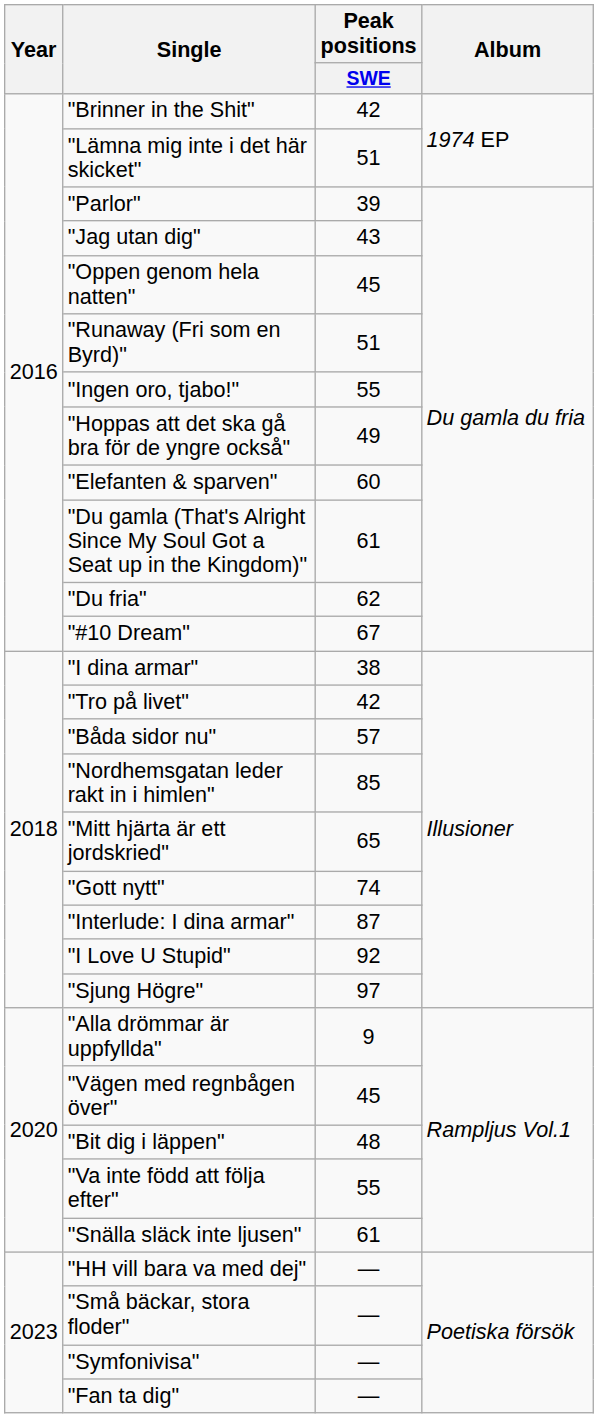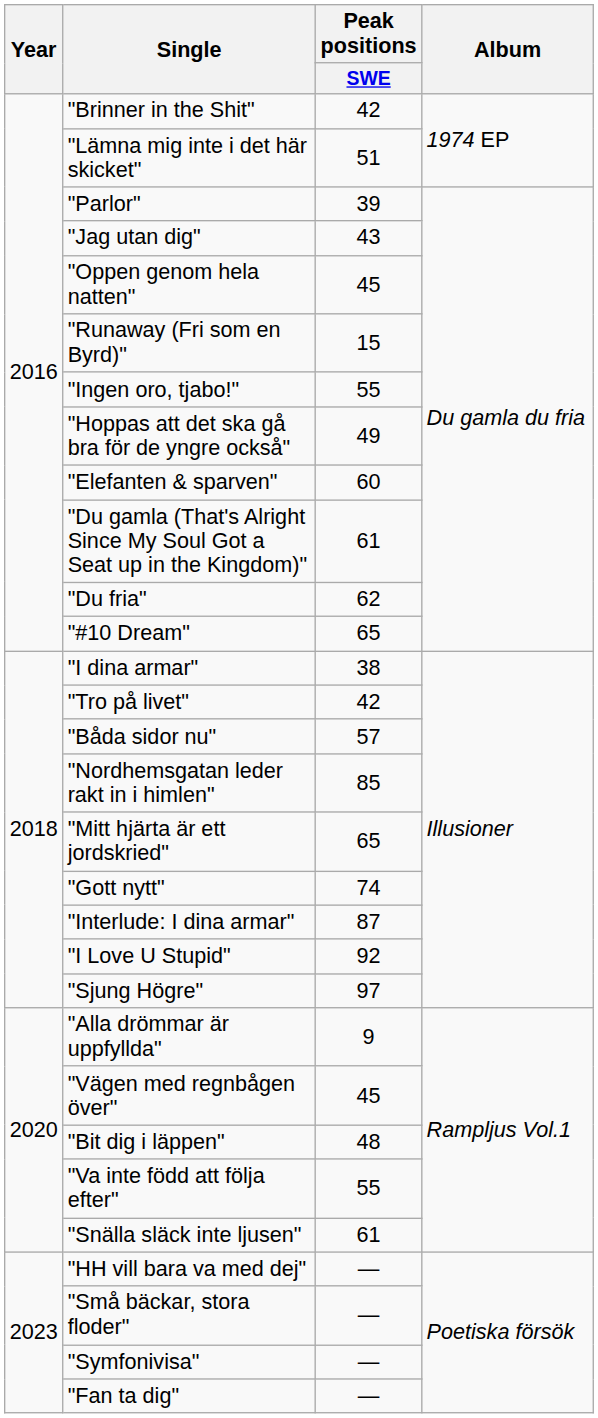(369, 342) 51 -> (369, 342) 15
(369, 633) 67 -> (369, 633) 65
